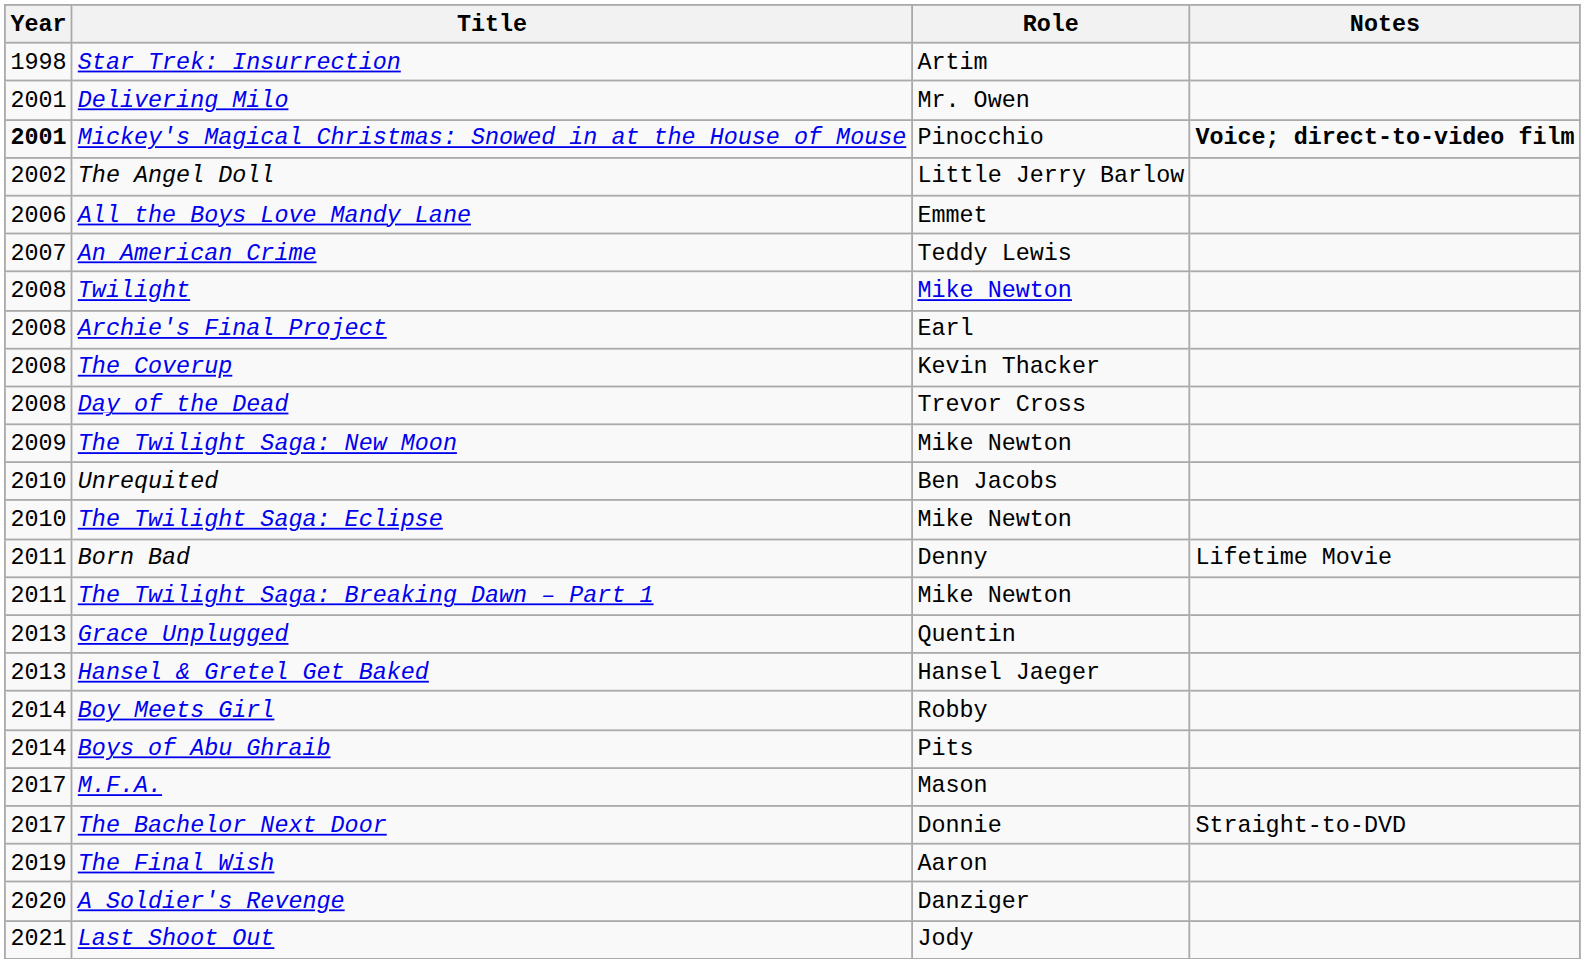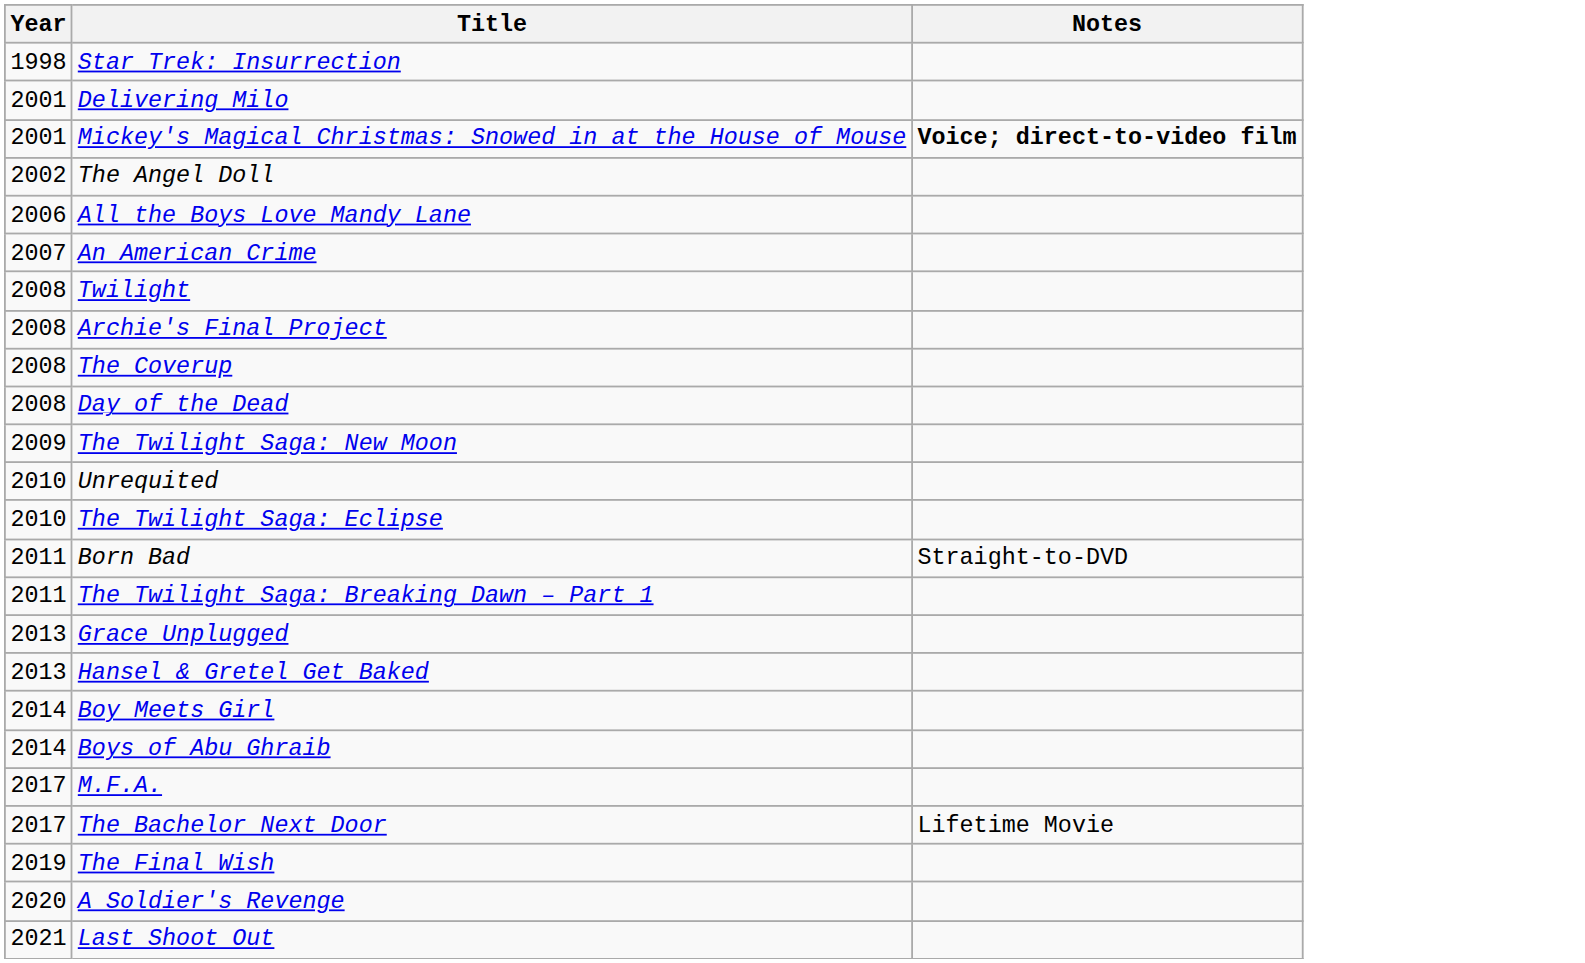- column: (1051, 24)
(39, 138) bold -> (39, 138) normal
(1294, 558) Lifetime Movie -> (1023, 558) Straight-to-DVD
(1301, 825) Straight-to-DVD -> (1016, 825) Lifetime Movie
